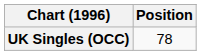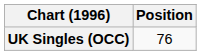(164, 38) 78 -> (164, 38) 76
